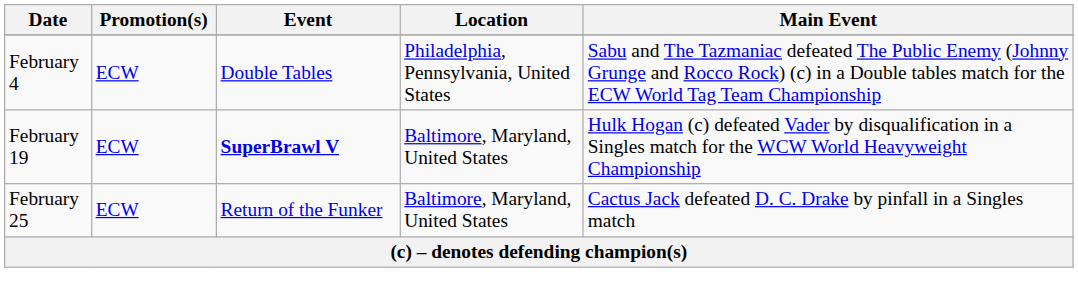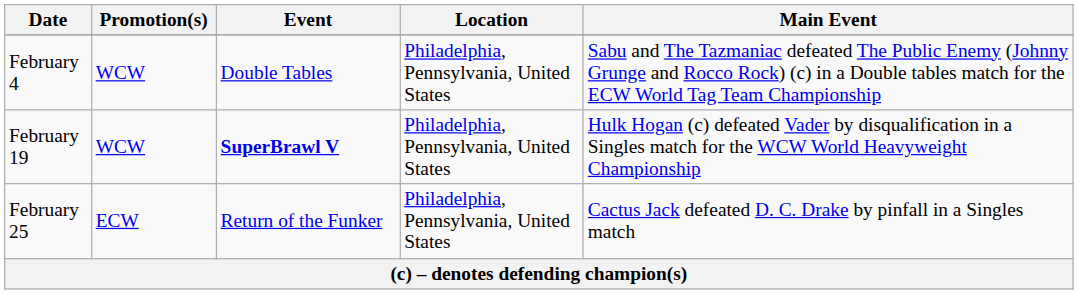(117, 72) ECW -> (120, 72) WCW
(117, 146) ECW -> (120, 146) WCW
(488, 146) Baltimore, Maryland, United States -> (487, 146) Philadelphia, Pennsylvania, United States
(488, 209) Baltimore, Maryland, United States -> (487, 220) Philadelphia, Pennsylvania, United States
